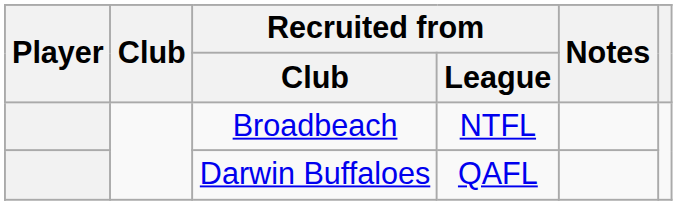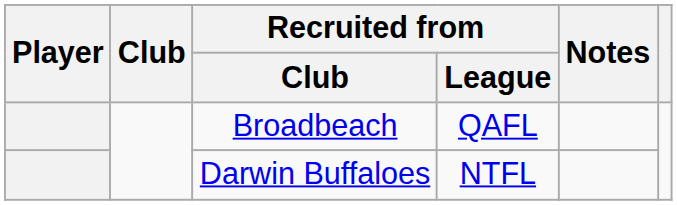(498, 125) NTFL -> (498, 125) QAFL
(498, 174) QAFL -> (498, 174) NTFL
